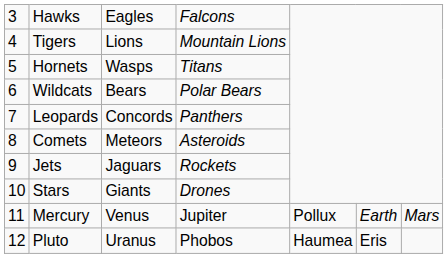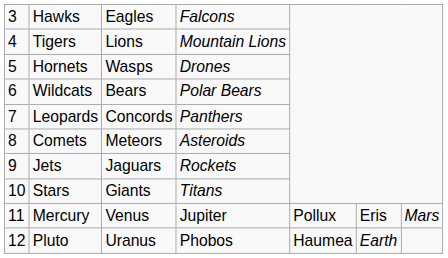(201, 66) Titans -> (205, 66) Drones
(205, 191) Drones -> (201, 191) Titans
(379, 215) Earth -> (373, 215) Eris
(373, 240) Eris -> (379, 240) Earth
